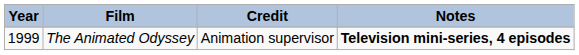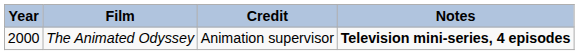(24, 39) 1999 -> (24, 39) 2000
